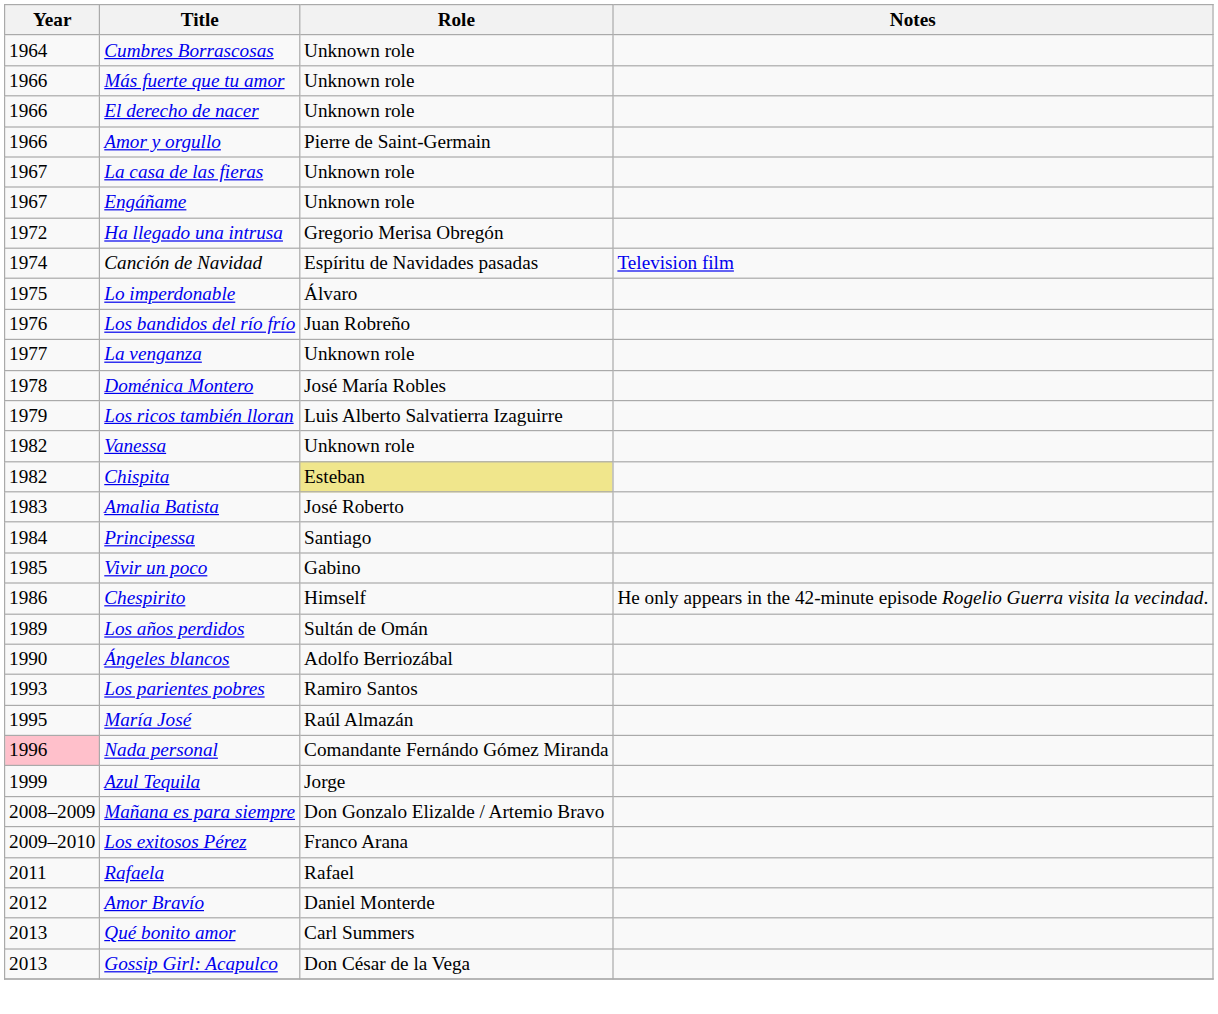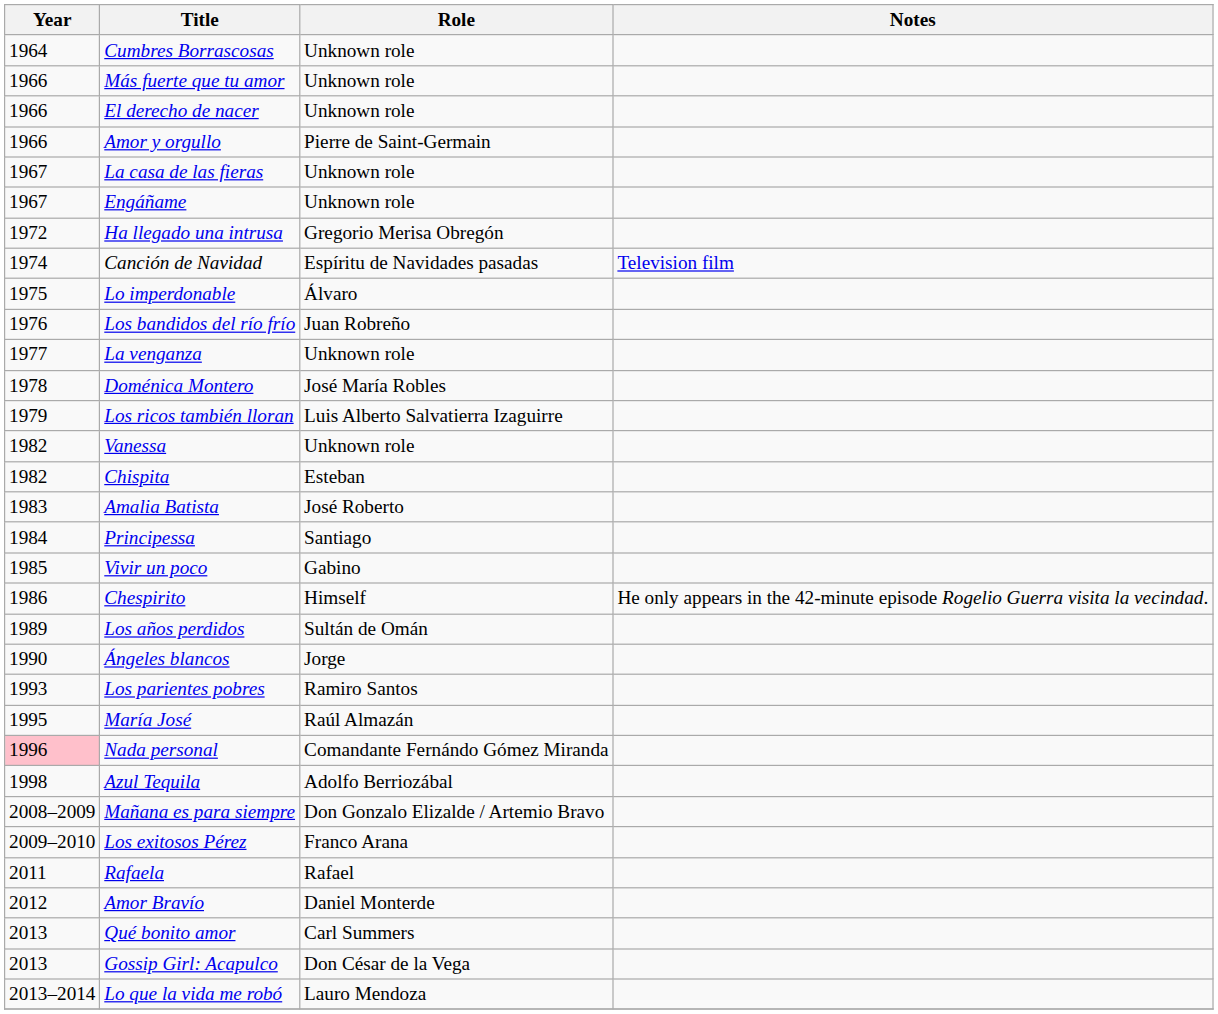(334, 476) khaki background -> (334, 476) no background
(378, 659) Adolfo Berriozábal -> (325, 659) Jorge
(28, 780) 1999 -> (28, 780) 1998
(325, 780) Jorge -> (378, 780) Adolfo Berriozábal
+ row: (193, 994)
